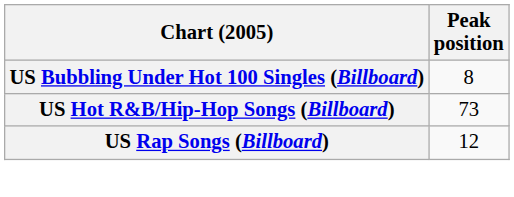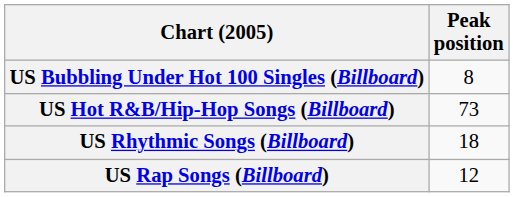+ row: (217, 142)
